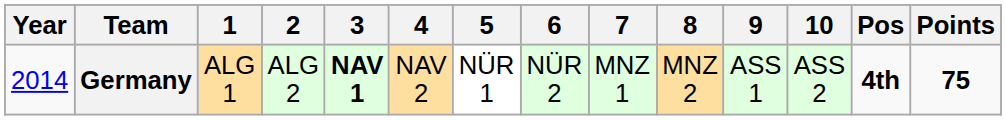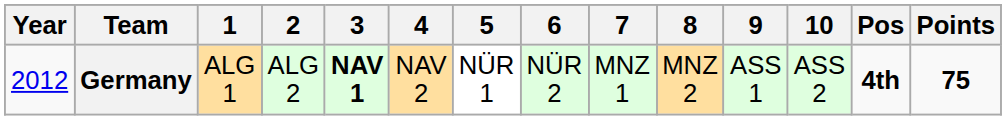(40, 79) 2014 -> (40, 79) 2012
